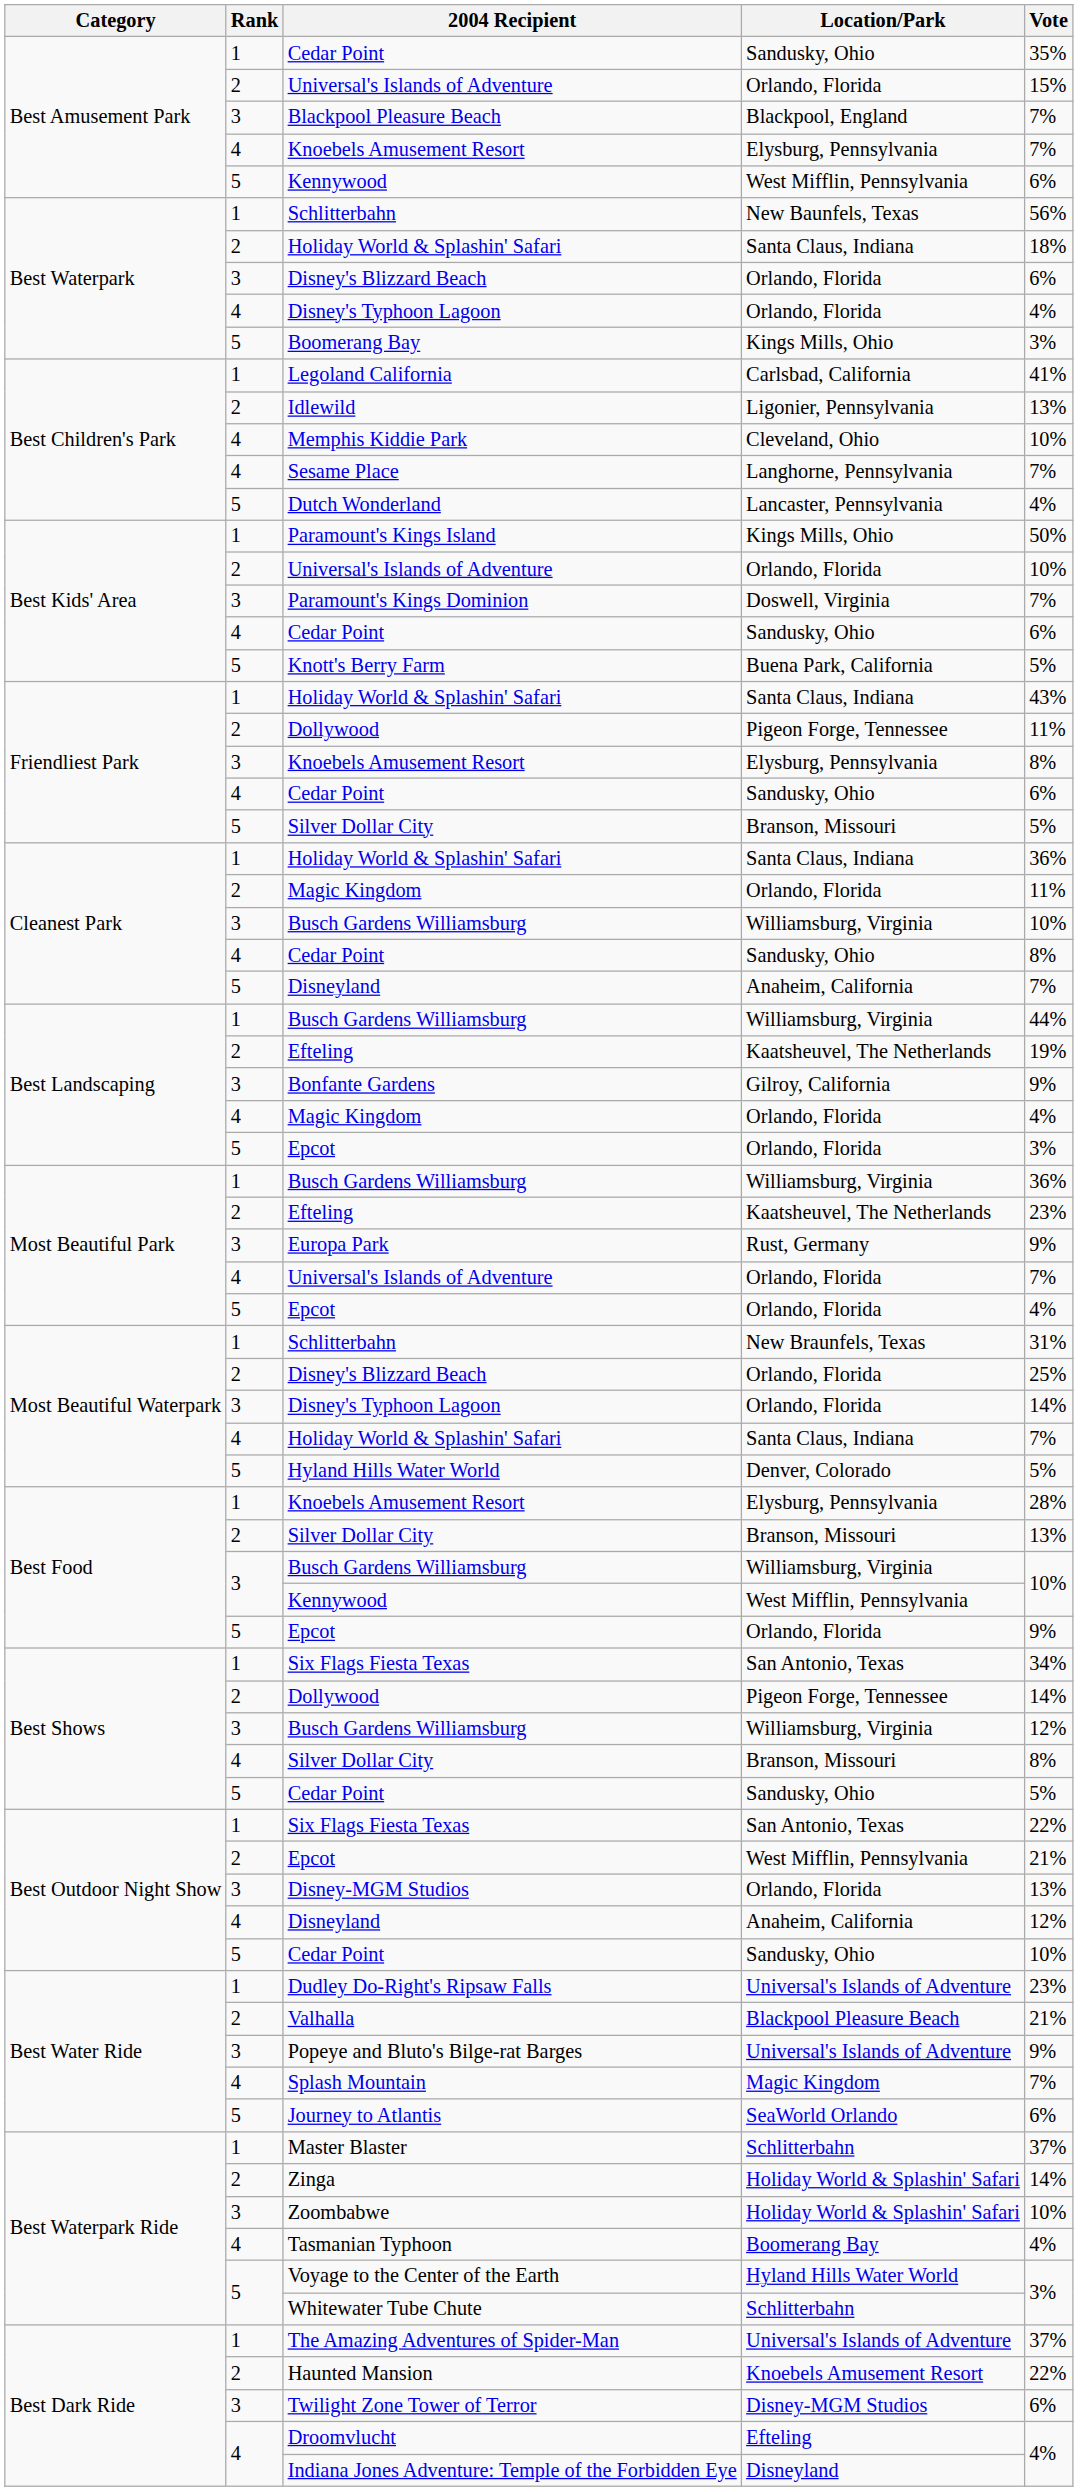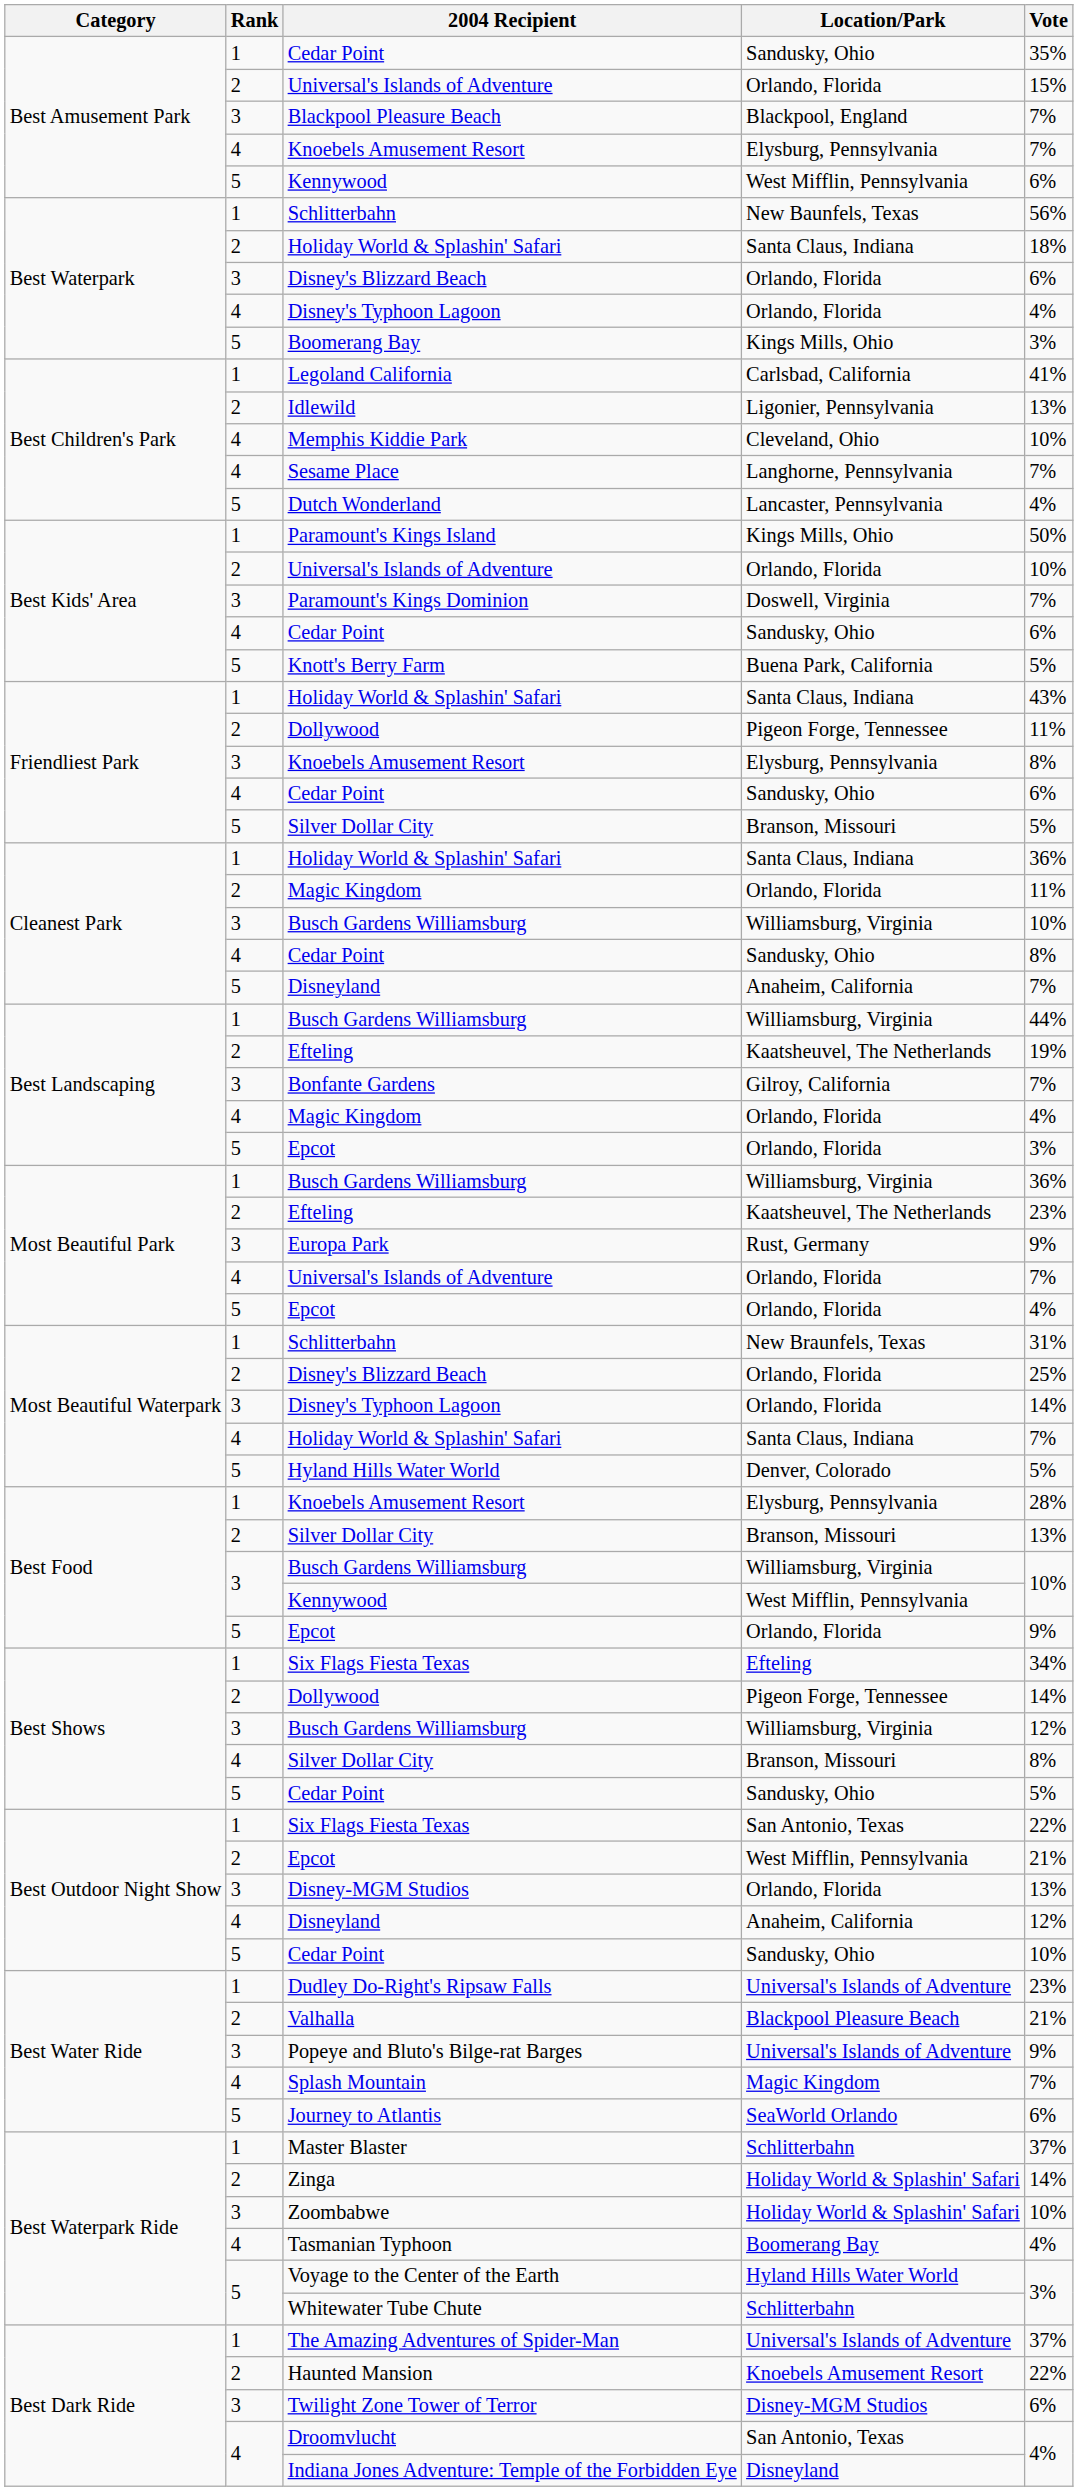(1043, 1084) 9% -> (1043, 1084) 7%
(825, 1664) San Antonio, Texas -> (779, 1664) Efteling
(779, 2437) Efteling -> (825, 2437) San Antonio, Texas
